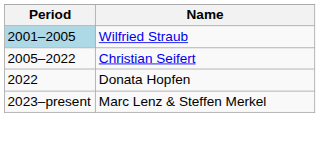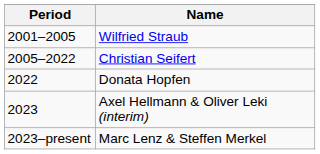(42, 36) lightblue background -> (42, 36) no background
+ row: (183, 109)
